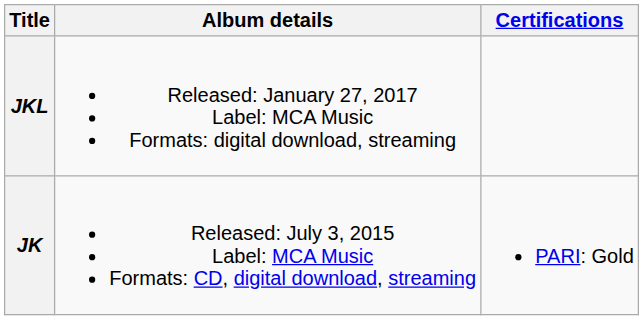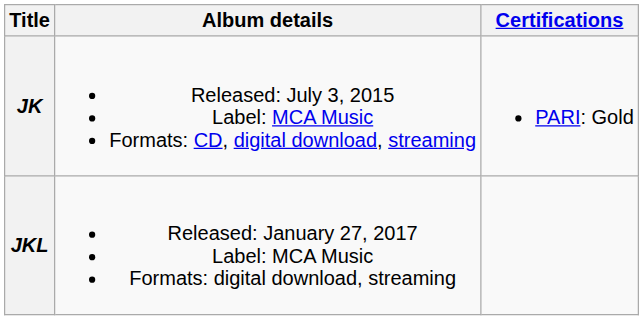rows swapped: (30, 245) <-> (30, 105)
